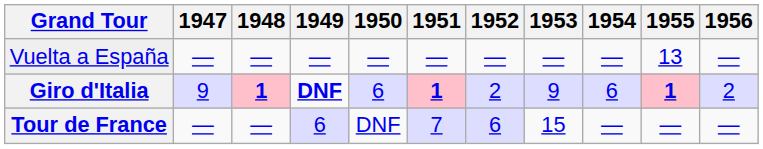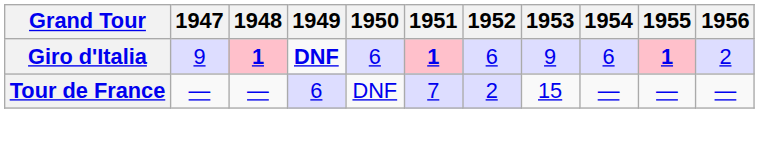- row: (89, 56)
(495, 90) 2 -> (492, 56) 6
(495, 125) 6 -> (492, 90) 2
